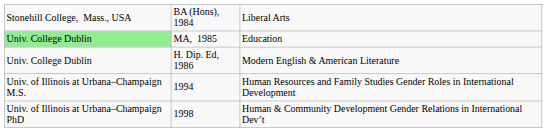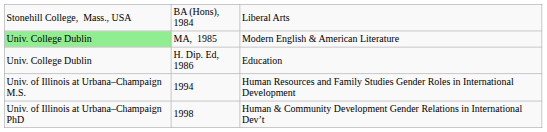(262, 39) Education -> (321, 39) Modern English & American Literature
(321, 60) Modern English & American Literature -> (262, 60) Education
